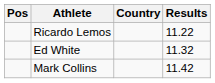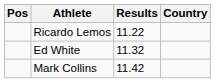columns swapped: (138, 13) <-> (187, 13)
